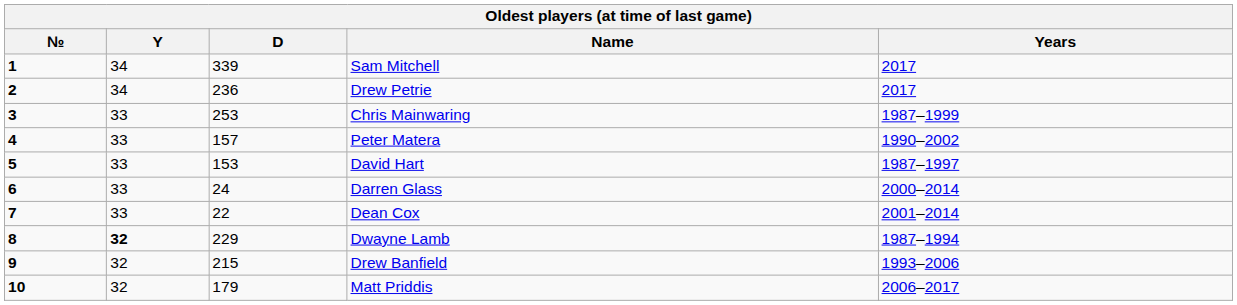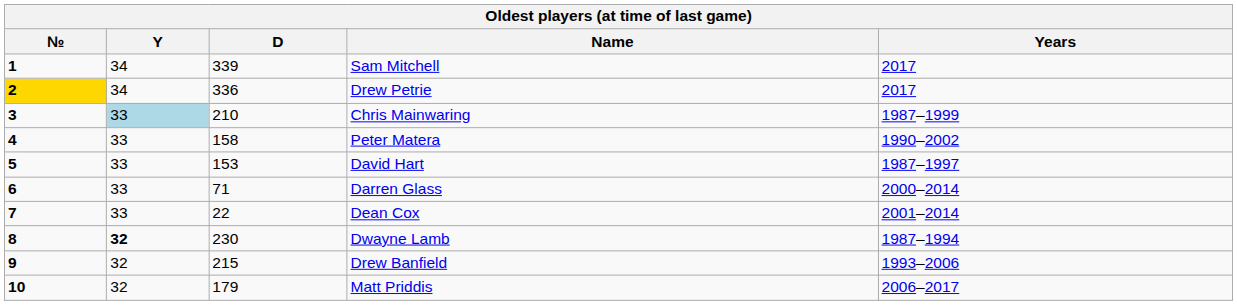(12, 90) no background -> (12, 90) gold background
(225, 90) 236 -> (225, 90) 336
(119, 115) no background -> (119, 115) lightblue background
(225, 115) 253 -> (225, 115) 210
(225, 139) 157 -> (225, 139) 158
(221, 189) 24 -> (221, 189) 71
(225, 238) 229 -> (225, 238) 230
